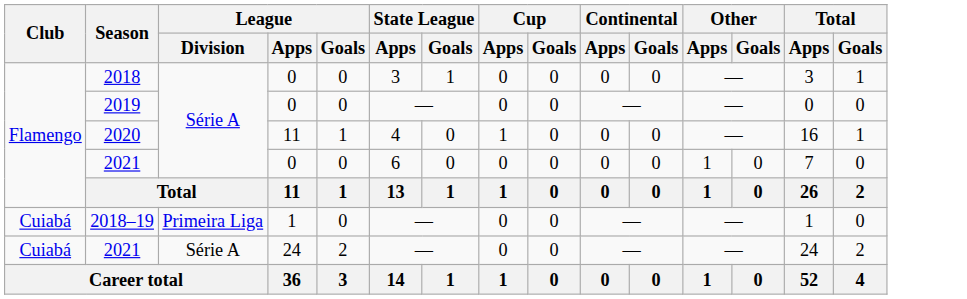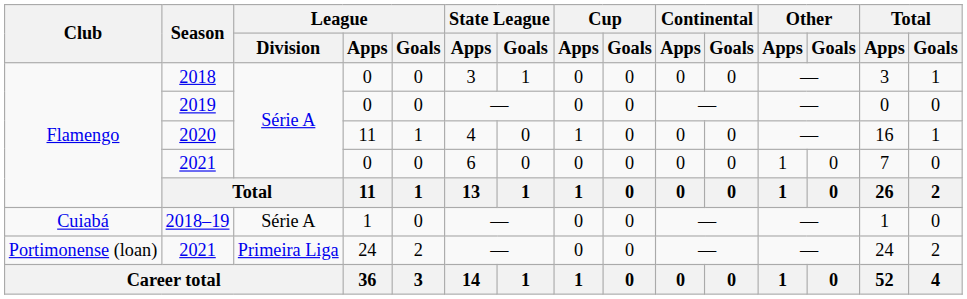(213, 221) Primeira Liga -> (288, 221) Série A
(45, 250) Cuiabá -> (83, 250) Portimonense (loan)
(213, 250) Série A -> (288, 250) Primeira Liga
